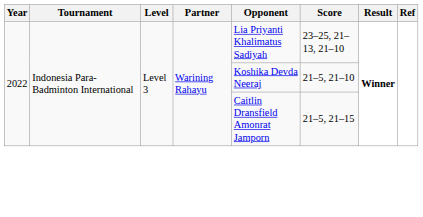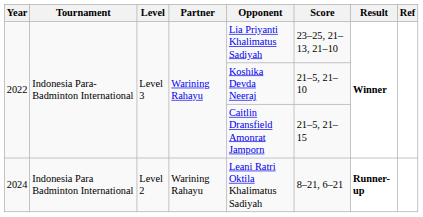+ row: (17, 185)
